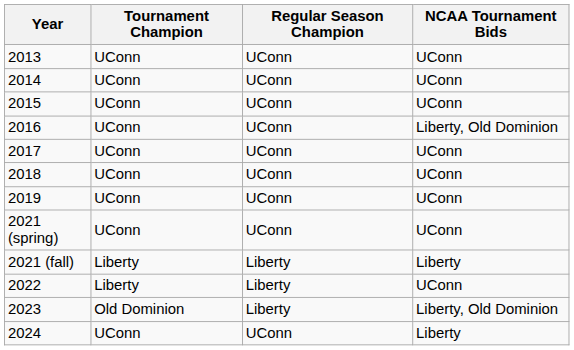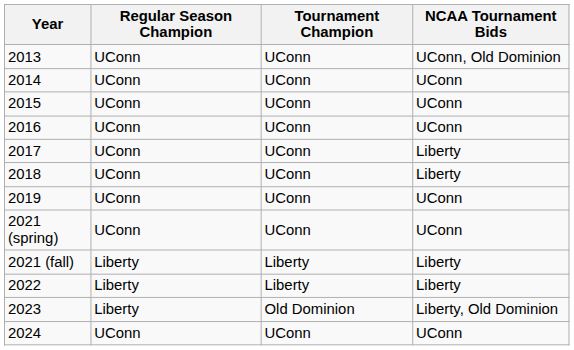columns swapped: (327, 24) <-> (167, 24)
(439, 56) UConn -> (488, 56) UConn, Old Dominion
(487, 127) Liberty, Old Dominion -> (439, 127) UConn
(439, 151) UConn -> (438, 151) Liberty
(439, 174) UConn -> (438, 174) Liberty
(439, 285) UConn -> (438, 285) Liberty
(438, 332) Liberty -> (439, 332) UConn
